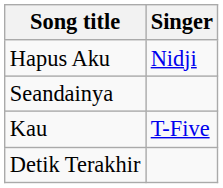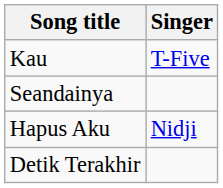rows swapped: (60, 57) <-> (29, 128)
